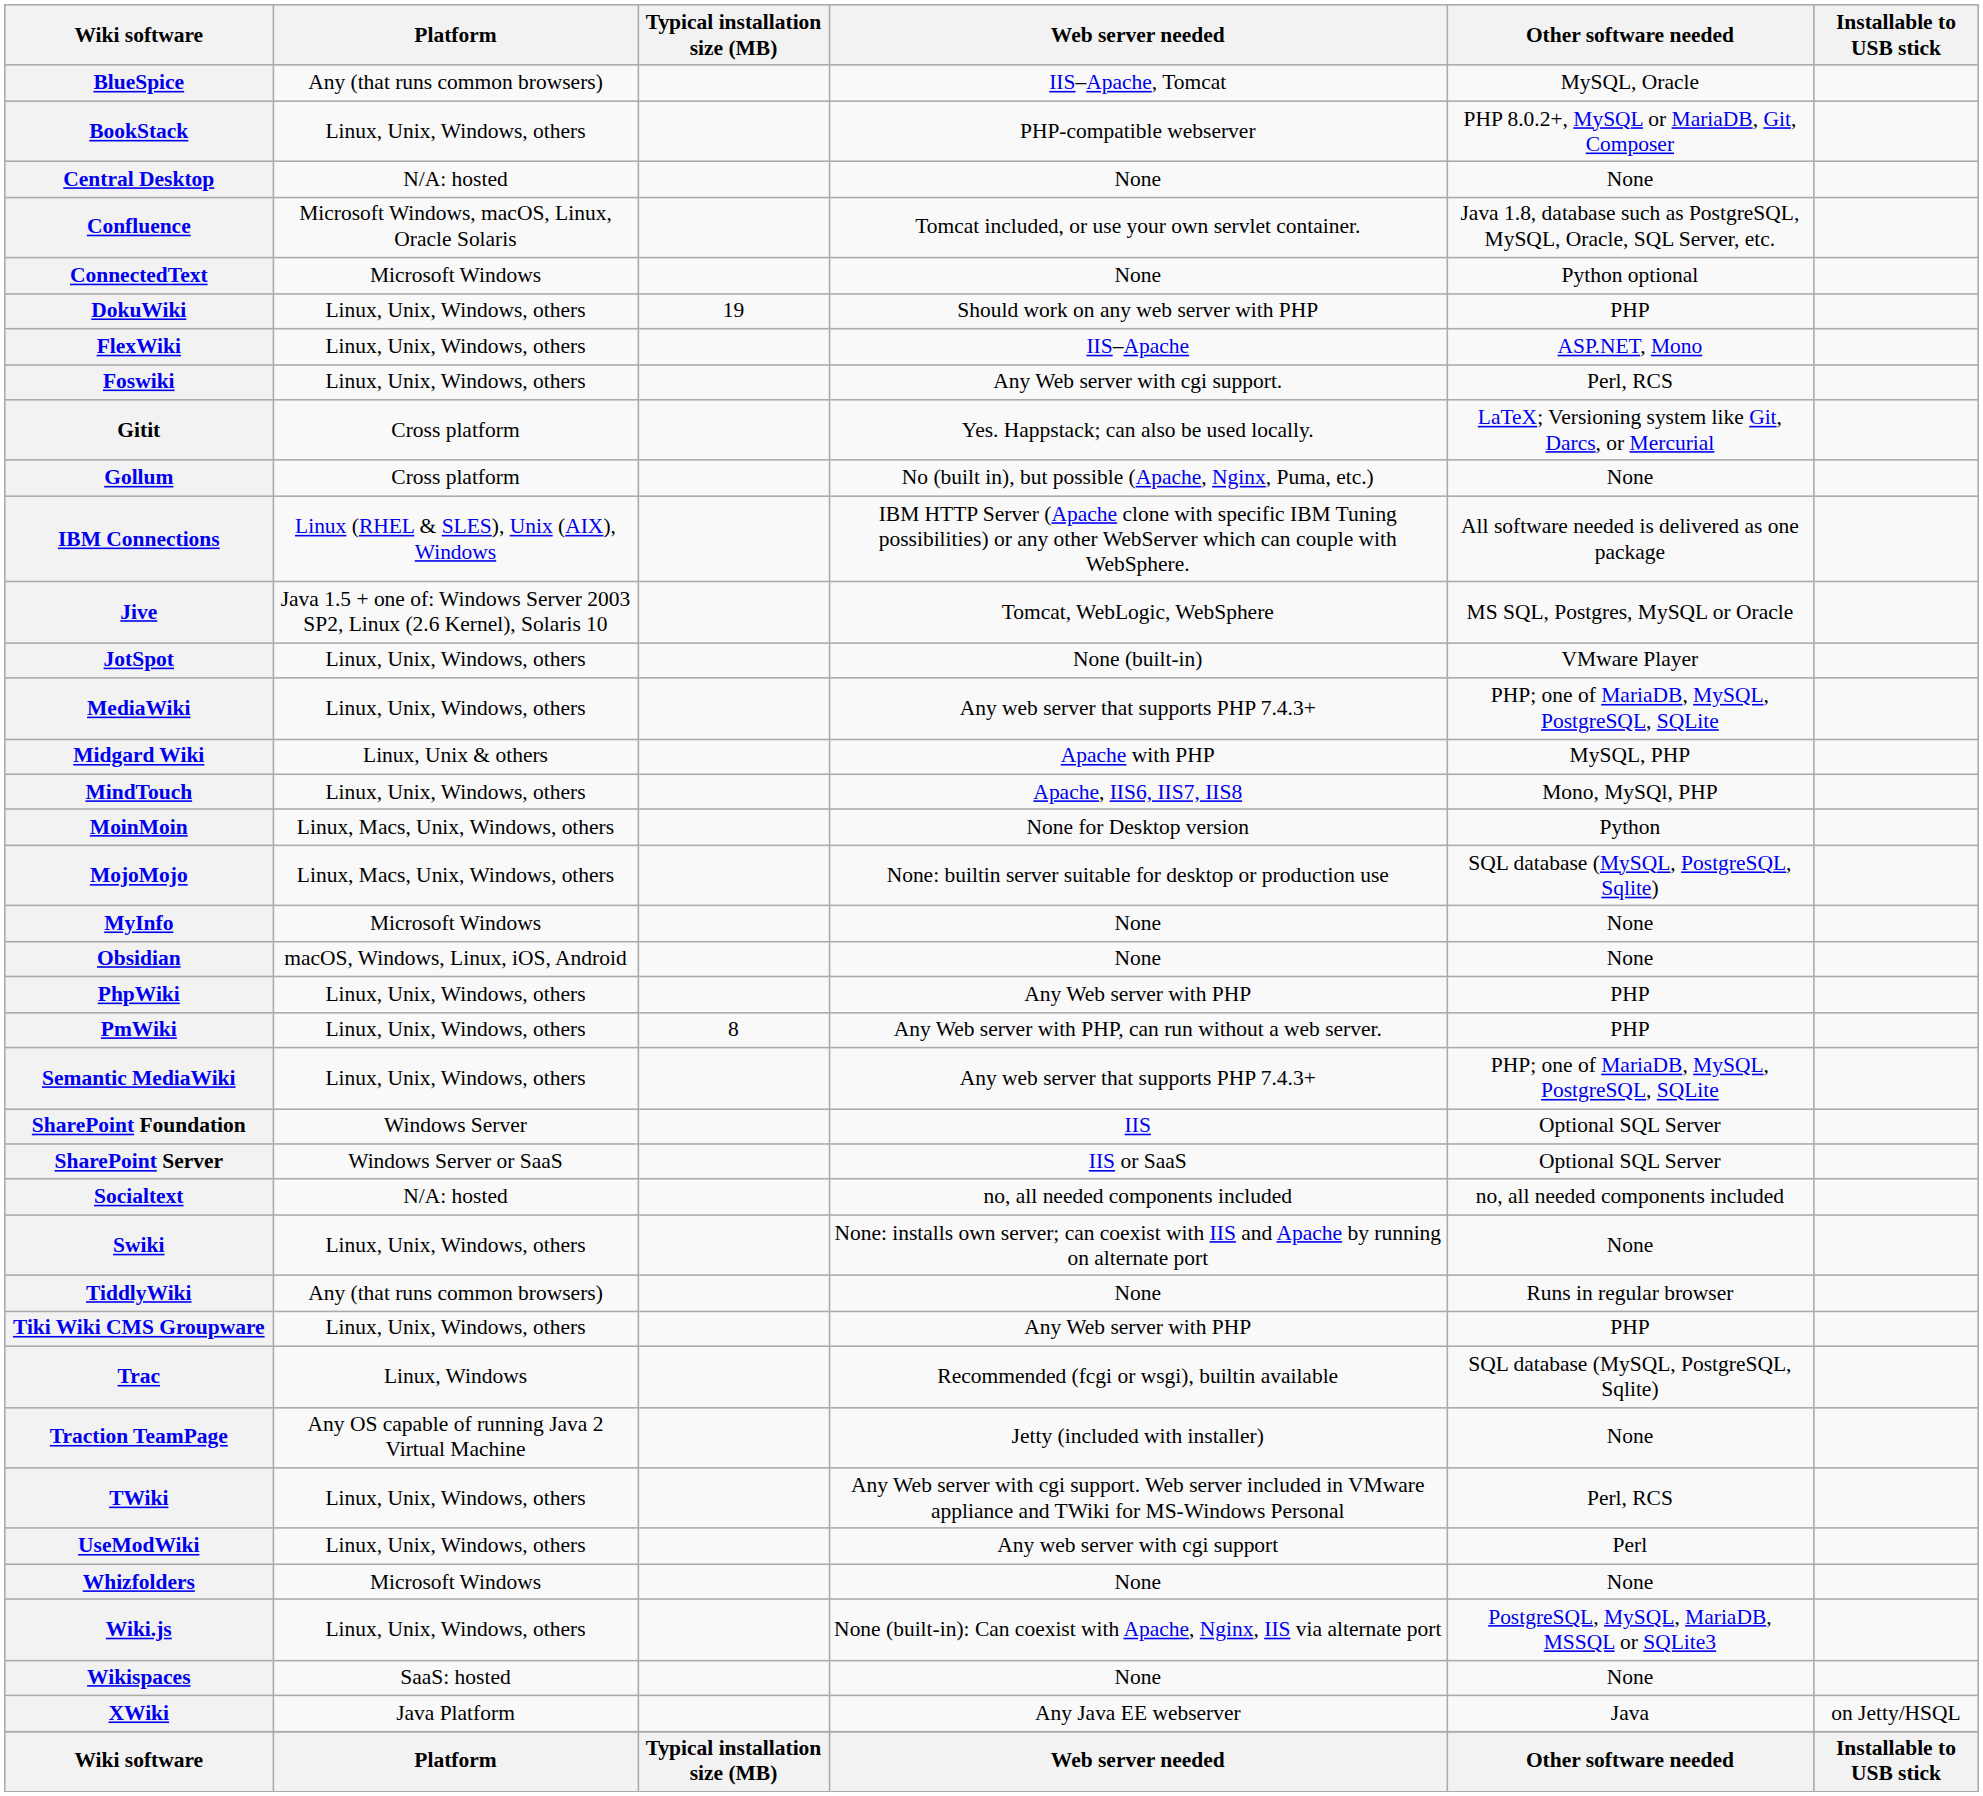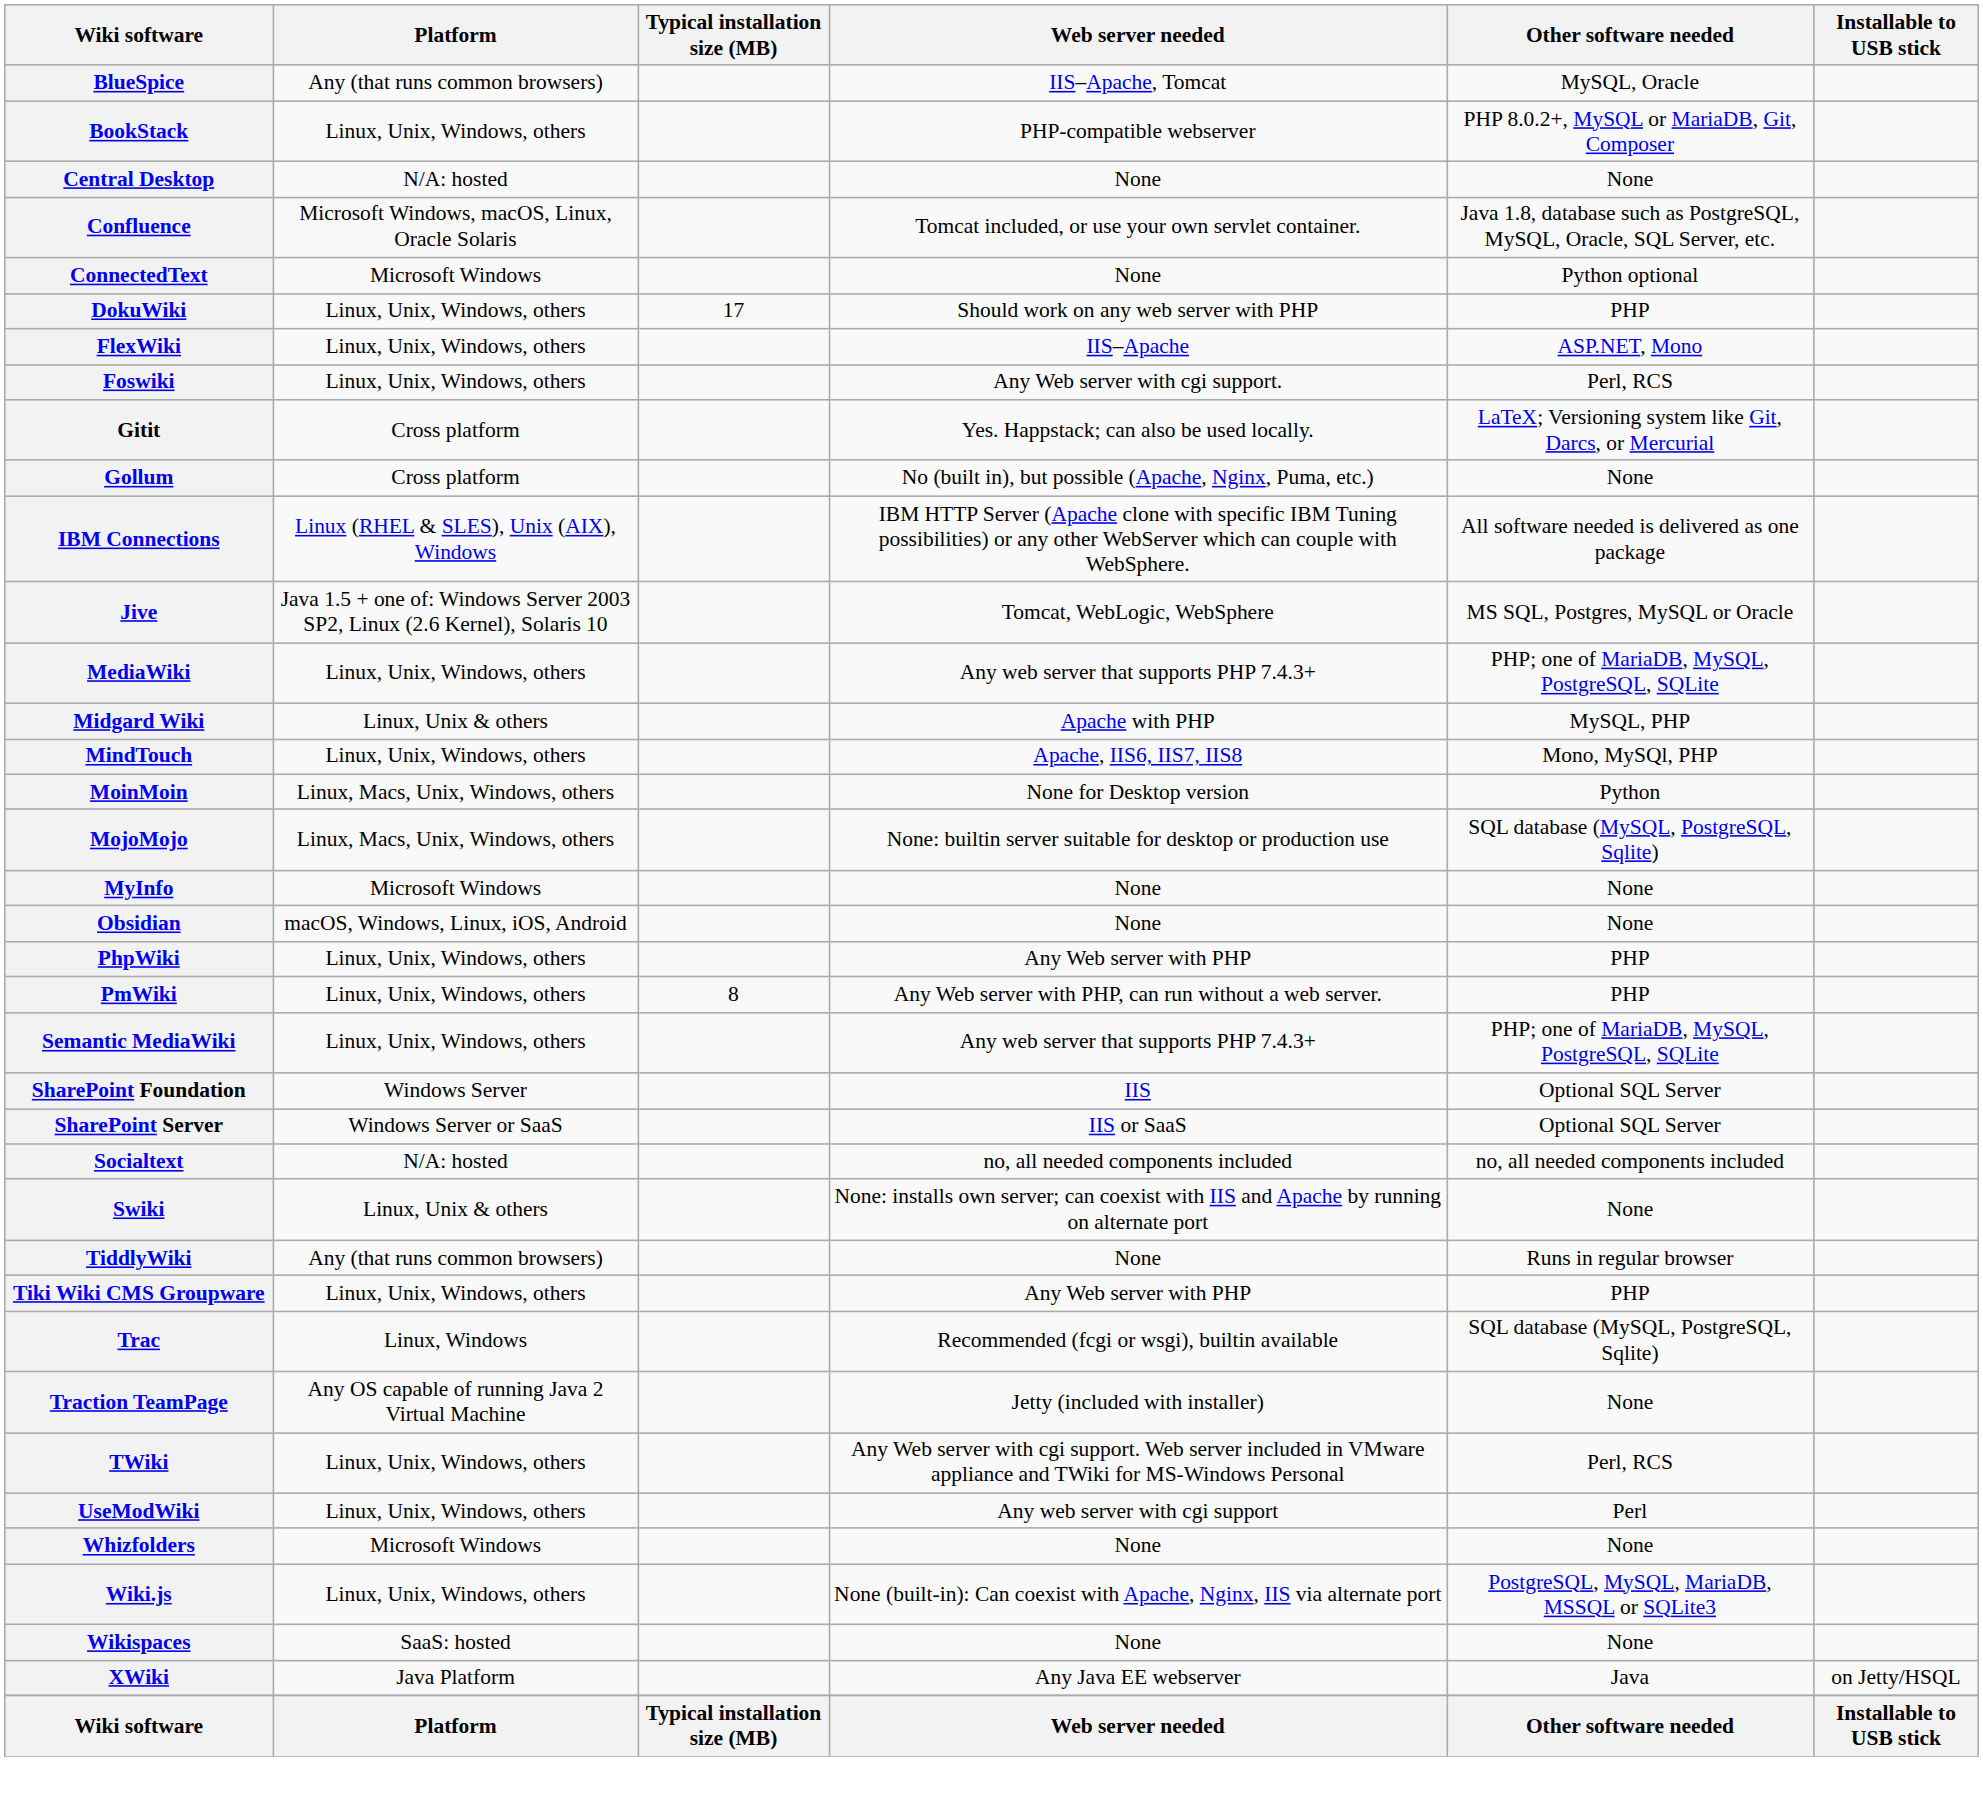(733, 310) 19 -> (733, 310) 17
- row: (139, 659)
(455, 1244) Linux, Unix, Windows, others -> (455, 1208) Linux, Unix & others
